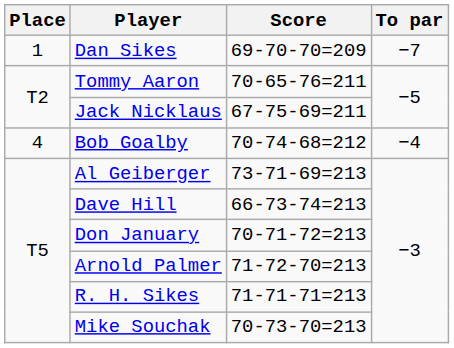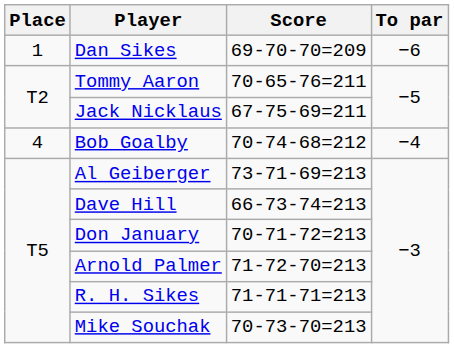(409, 51) −7 -> (409, 51) −6
